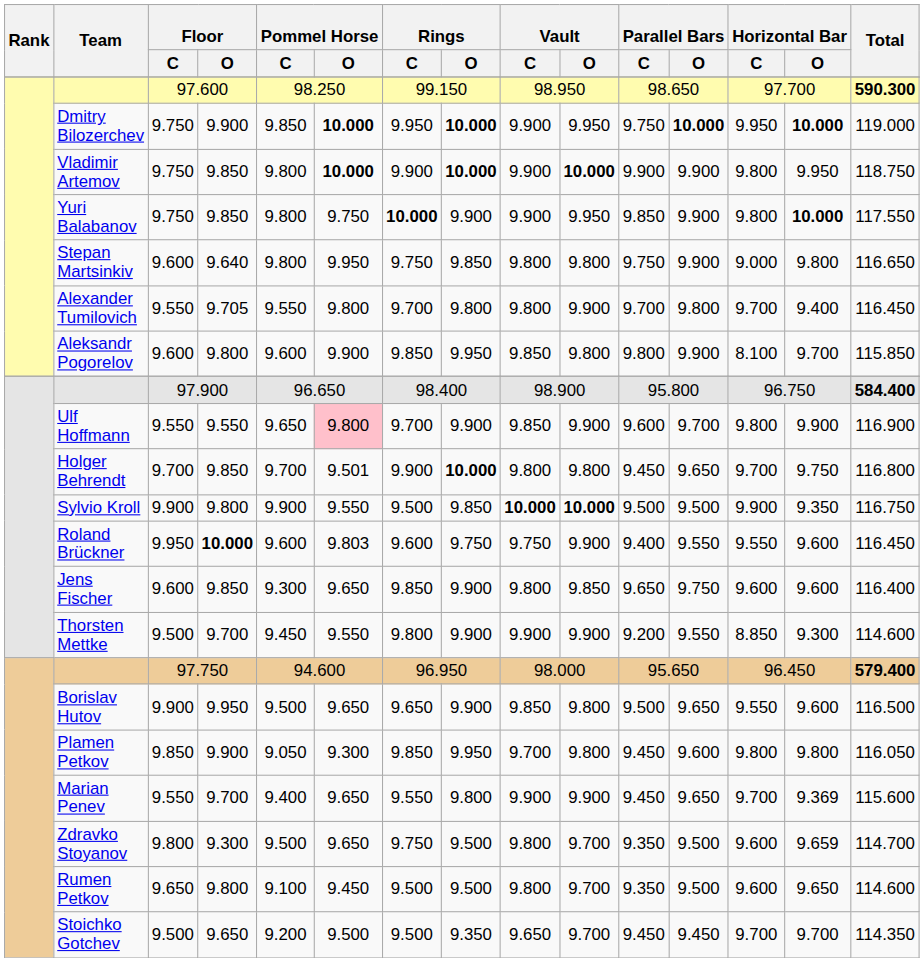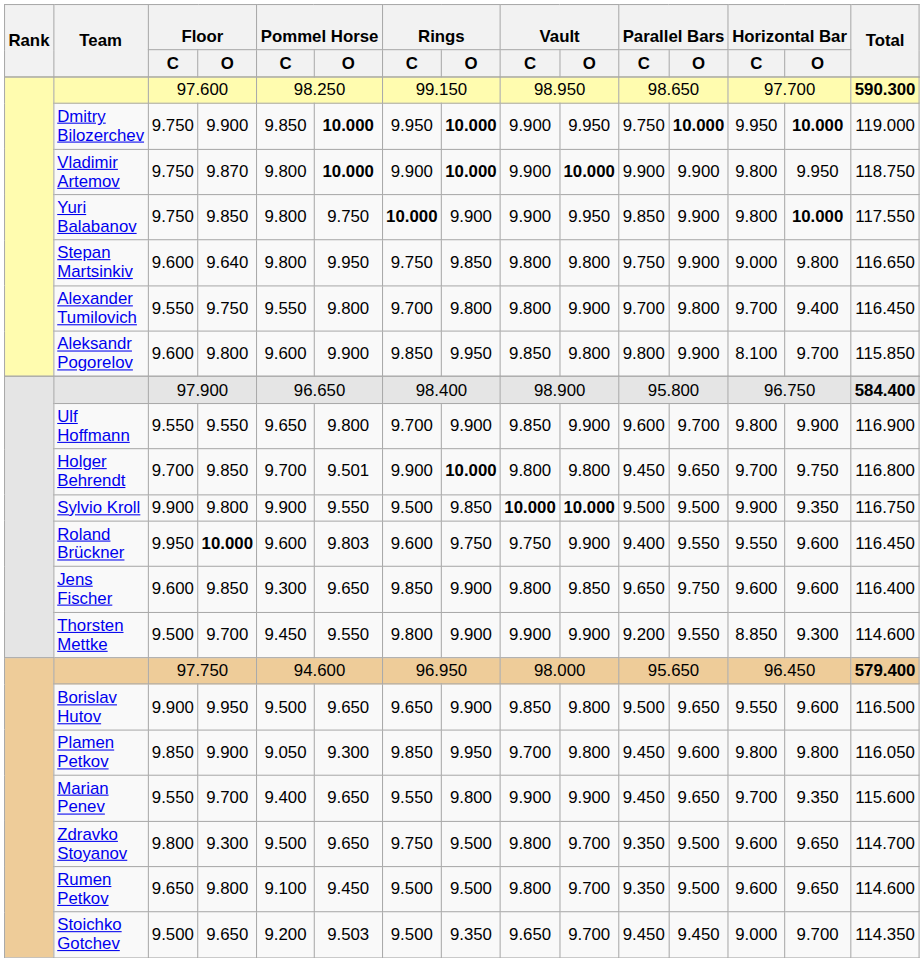(227, 171) 9.850 -> (227, 171) 9.870
(227, 308) 9.705 -> (227, 308) 9.750
(348, 426) pink background -> (348, 426) no background
(818, 798) 9.369 -> (818, 798) 9.350
(818, 843) 9.659 -> (818, 843) 9.650
(348, 934) 9.500 -> (348, 934) 9.503
(756, 934) 9.700 -> (756, 934) 9.000
